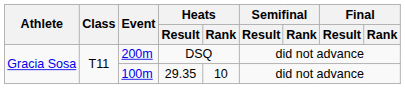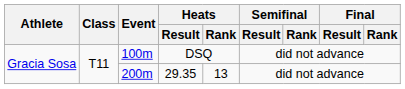(137, 54) 200m -> (137, 54) 100m
(137, 74) 100m -> (137, 74) 200m
(221, 74) 10 -> (221, 74) 13
